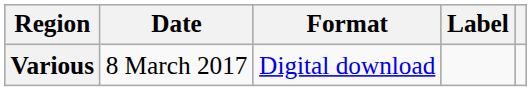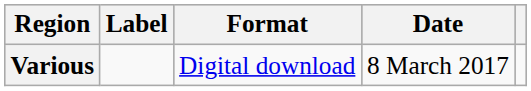columns swapped: (177, 24) <-> (478, 24)
